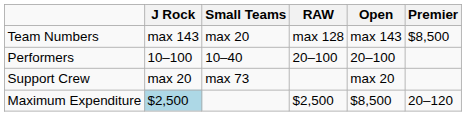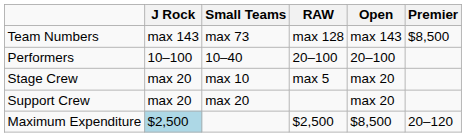(227, 36) max 20 -> (227, 36) max 73
+ row: (43, 79)
(227, 79) max 73 -> (227, 100) max 20
